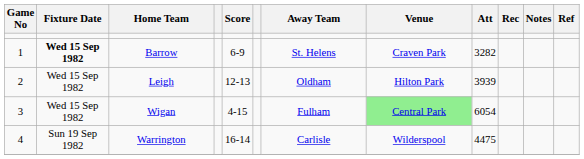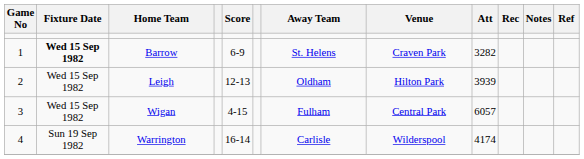(419, 111) lightgreen background -> (419, 111) no background
(485, 111) 6054 -> (485, 111) 6057
(485, 140) 4475 -> (485, 140) 4174
